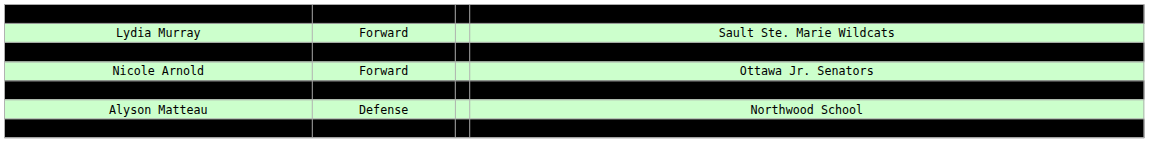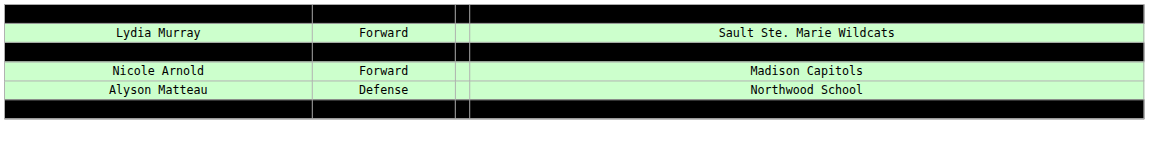(807, 71) Ottawa Jr. Senators -> (807, 71) Madison Capitols
- row: (158, 90)
(807, 128) Madison Capitols -> (807, 109) Ottawa Jr. Senators
